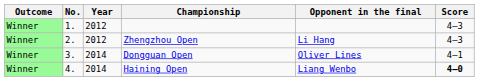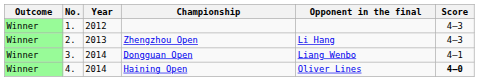(96, 40) 2012 -> (96, 40) 2013
(330, 55) Oliver Lines -> (327, 55) Liang Wenbo
(327, 69) Liang Wenbo -> (330, 69) Oliver Lines
